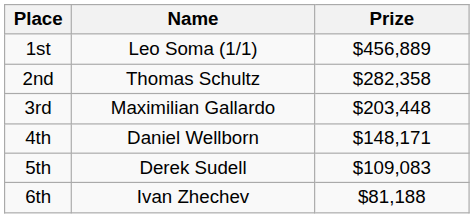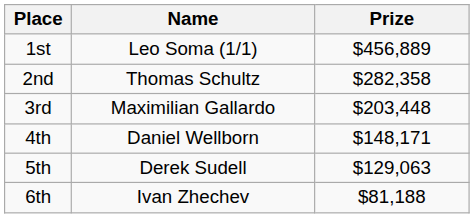(392, 167) $109,083 -> (392, 167) $129,063
